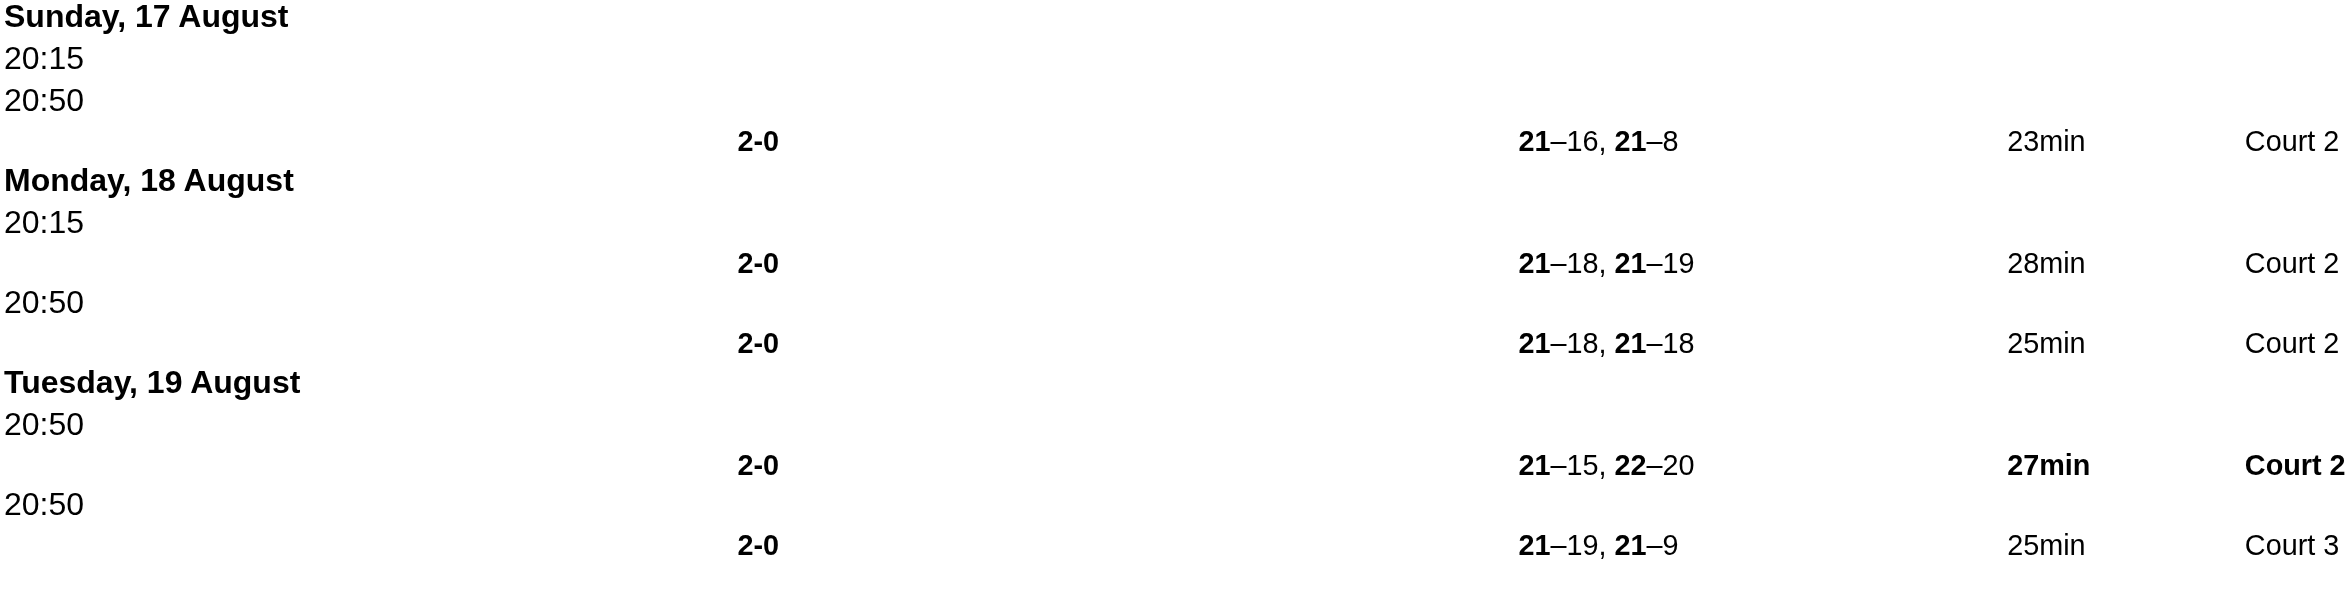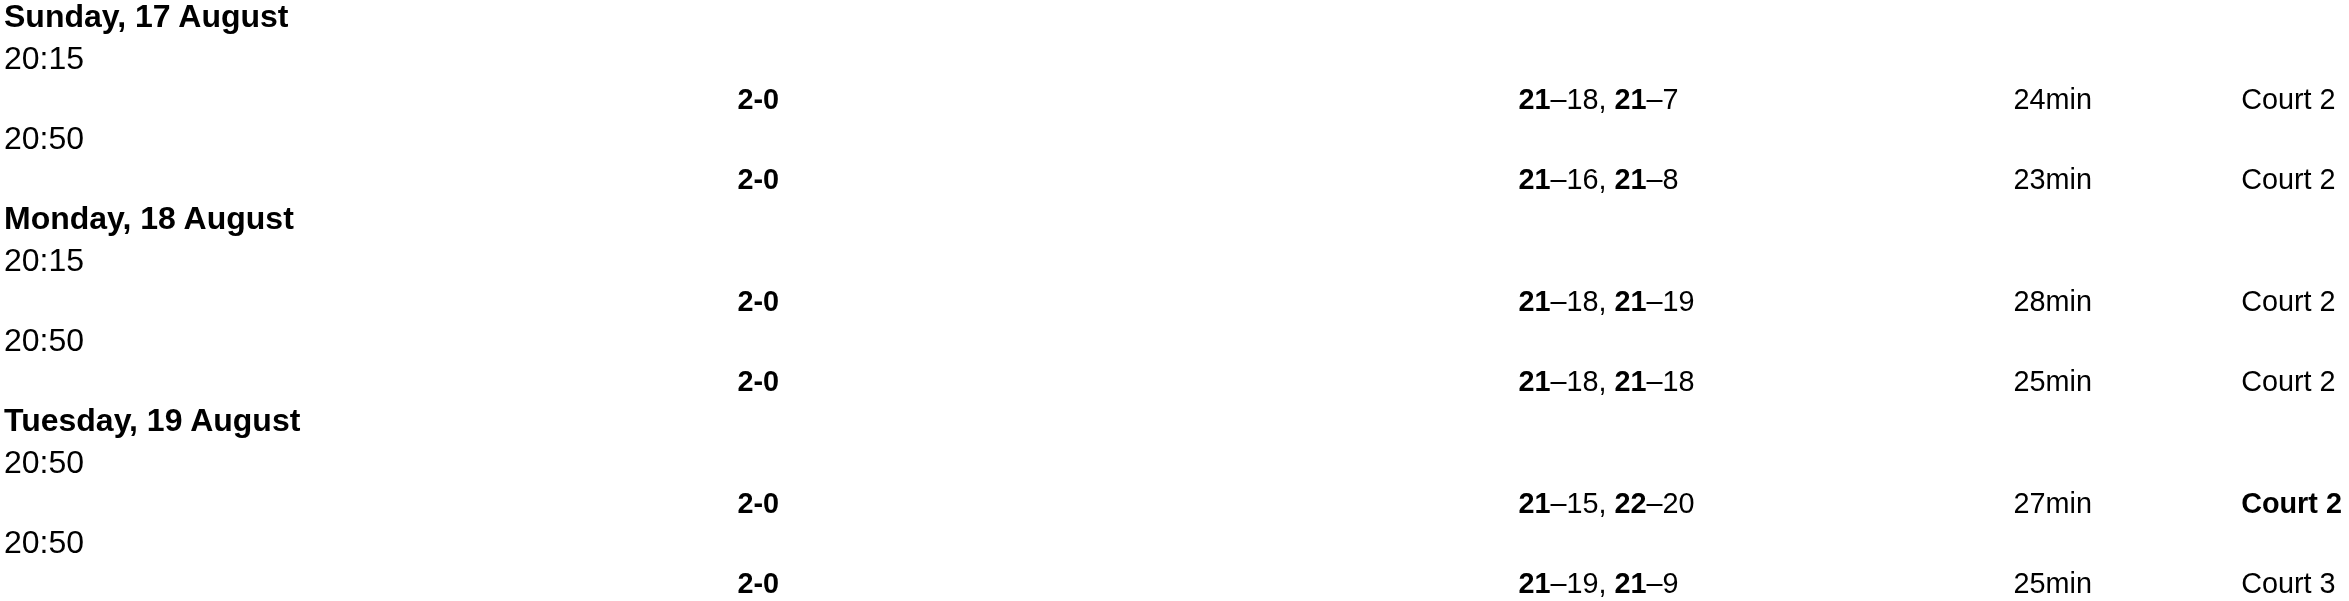+ row: (316, 99)
(2049, 465) bold -> (2053, 503) normal
